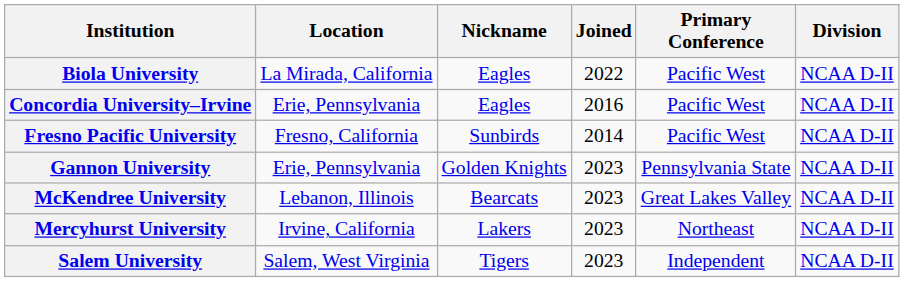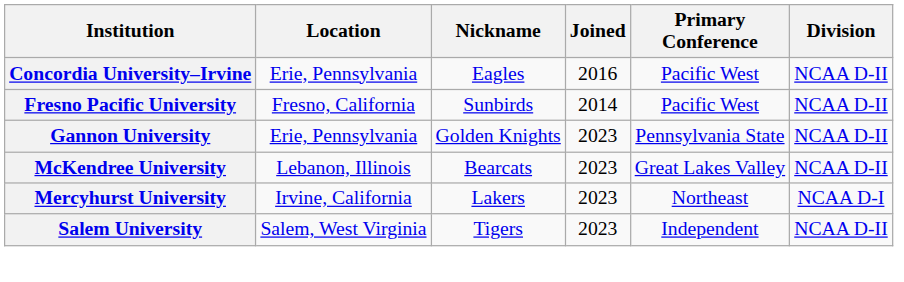- row: (130, 73)
(847, 229) NCAA D-II -> (841, 198) NCAA D-I
